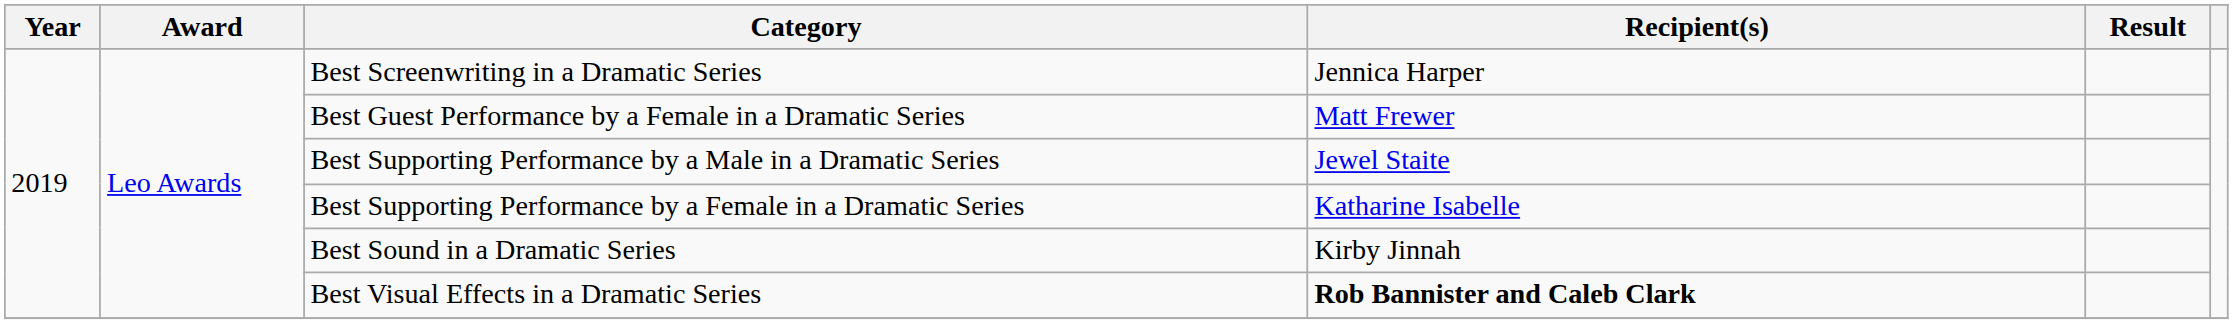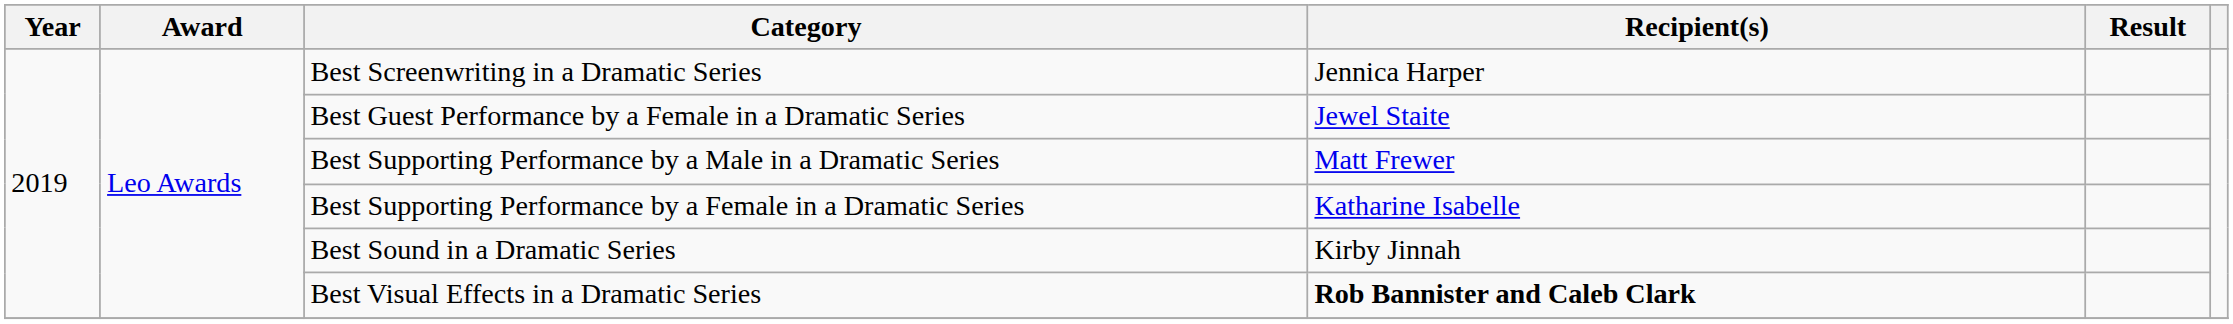(1384, 116) Matt Frewer -> (1382, 116) Jewel Staite
(1382, 160) Jewel Staite -> (1384, 160) Matt Frewer
